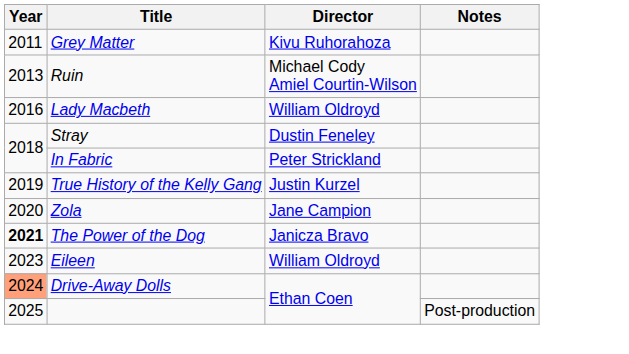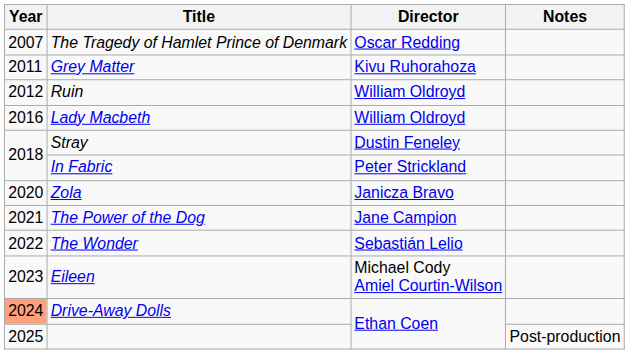+ row: (199, 42)
(26, 76) 2013 -> (26, 92) 2012
(343, 76) Michael Cody Amiel Courtin-Wilson -> (410, 92) William Oldroyd
- row: (156, 185)
(320, 210) Jane Campion -> (404, 192) Janicza Bravo
(26, 235) bold -> (26, 218) normal
(319, 235) Janicza Bravo -> (405, 218) Jane Campion
+ row: (94, 243)
(324, 260) William Oldroyd -> (428, 277) Michael Cody Amiel Courtin-Wilson
